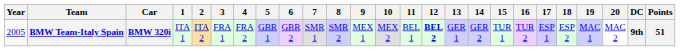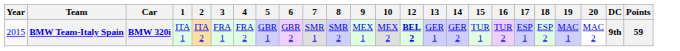- column: (411, 11)
(16, 32) 2005 -> (16, 32) 2015
(660, 32) 51 -> (638, 32) 59
